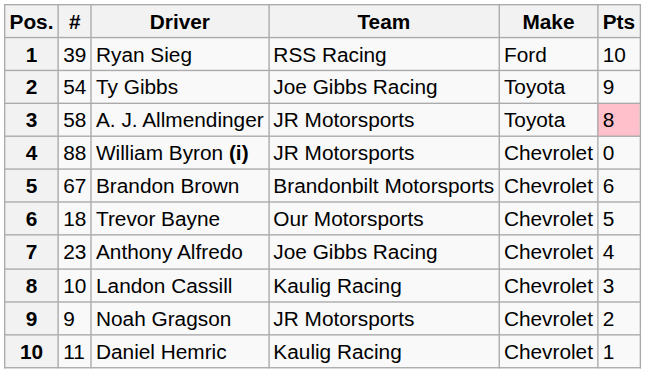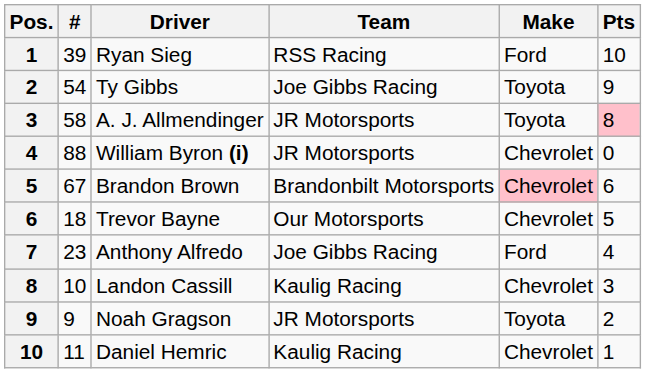(548, 186) no background -> (548, 186) pink background
(548, 252) Chevrolet -> (525, 252) Ford
(548, 318) Chevrolet -> (535, 318) Toyota
